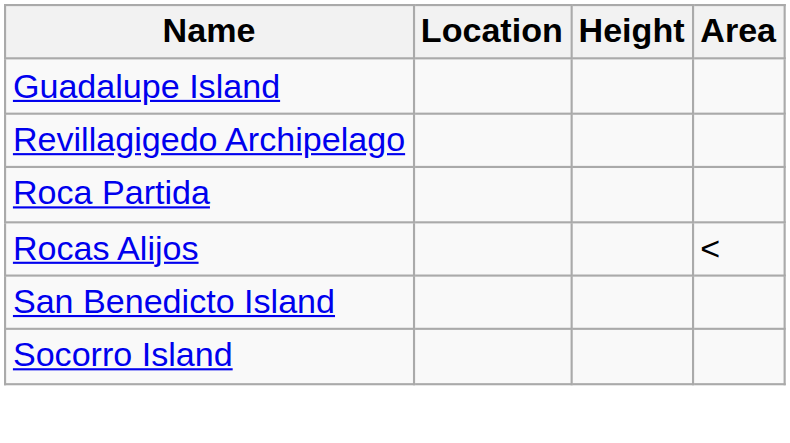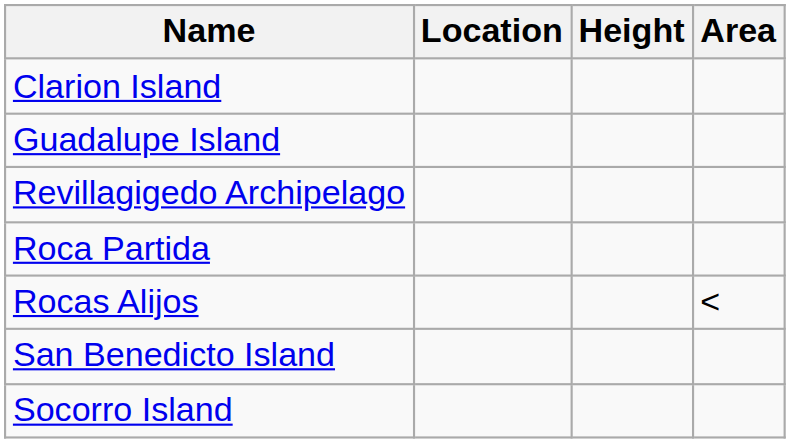+ row: (117, 85)
